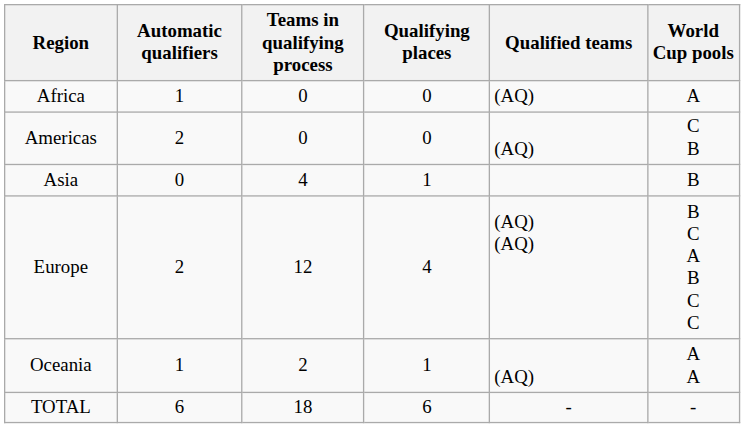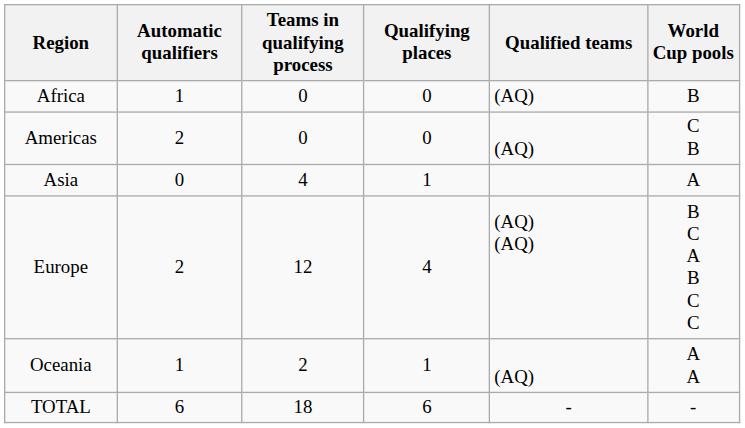(693, 96) A -> (693, 96) B
(693, 180) B -> (693, 180) A
